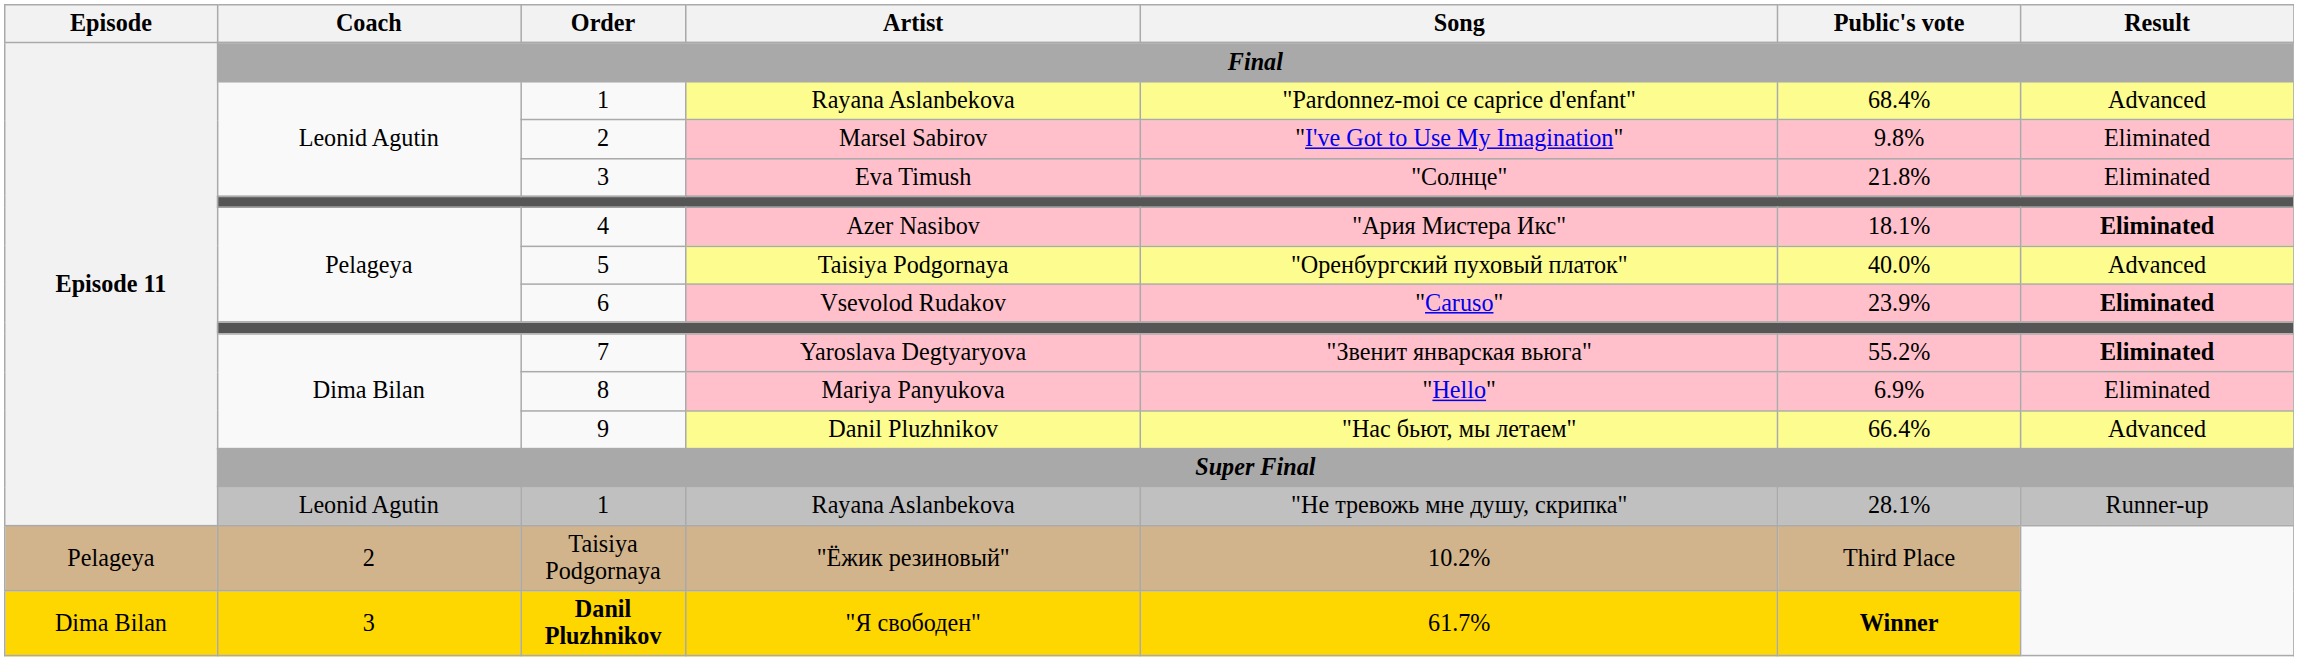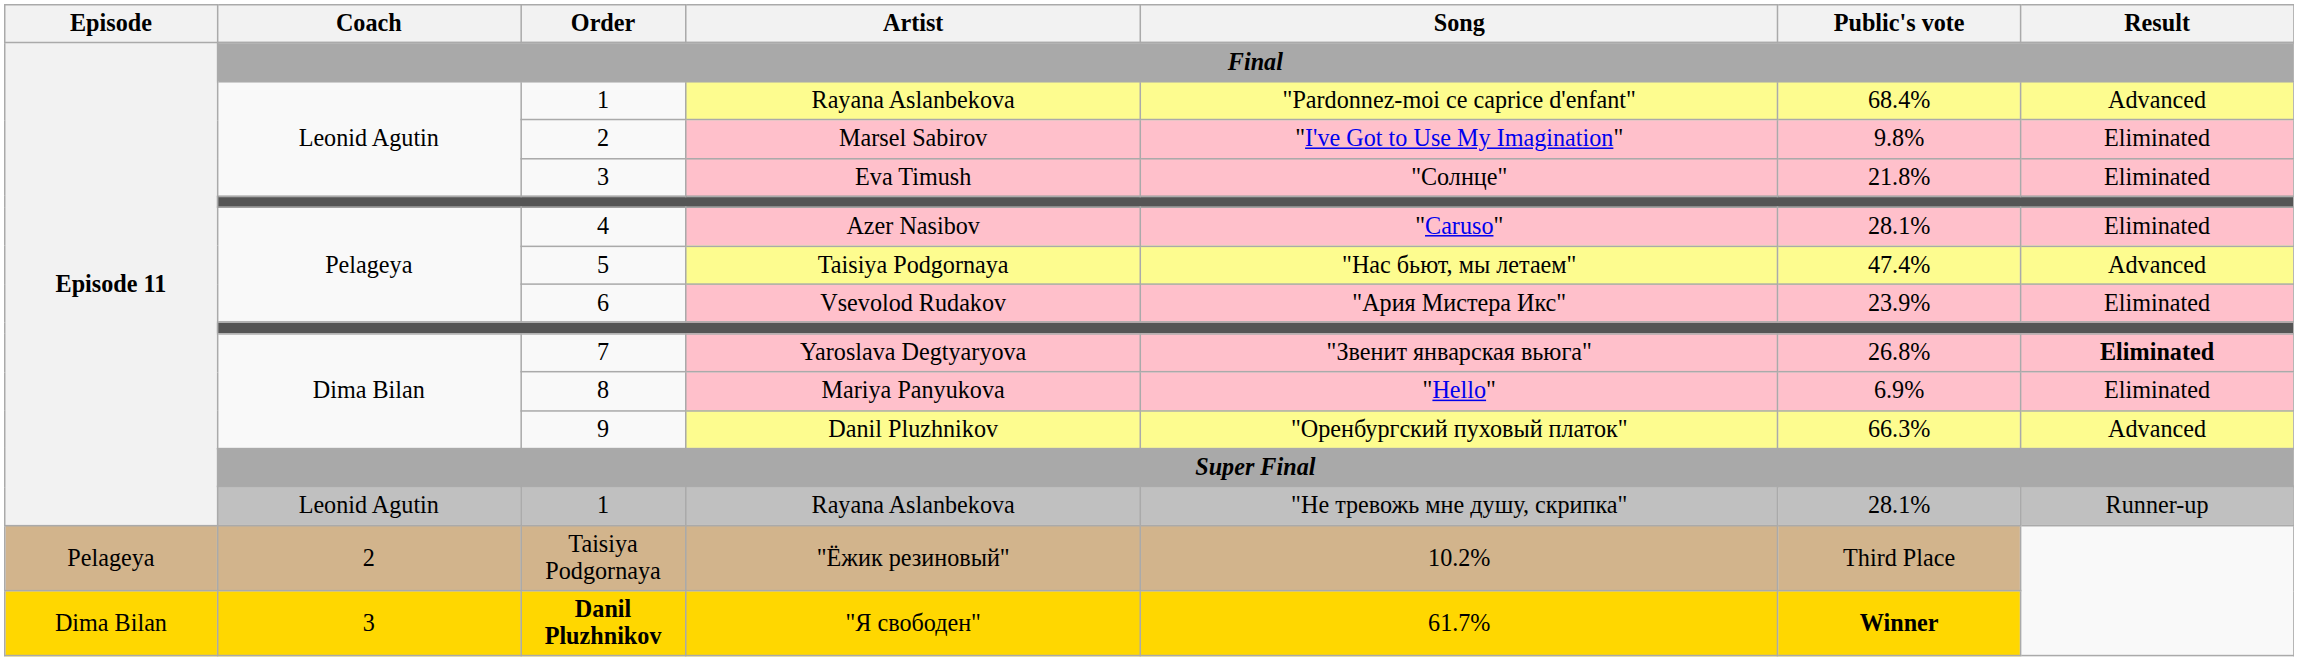(1459, 226) "Ария Мистера Икс" -> (1459, 226) "Caruso"
(1899, 226) 18.1% -> (1899, 226) 28.1%
(2157, 226) bold -> (2157, 226) normal
(1459, 264) "Оренбургский пуховый платок" -> (1459, 264) "Нас бьют, мы летаем"
(1899, 264) 40.0% -> (1899, 264) 47.4%
(1459, 303) "Caruso" -> (1459, 303) "Ария Мистера Икс"
(2157, 303) bold -> (2157, 303) normal
(1899, 352) 55.2% -> (1899, 352) 26.8%
(1459, 429) "Нас бьют, мы летаем" -> (1459, 429) "Оренбургский пуховый платок"
(1899, 429) 66.4% -> (1899, 429) 66.3%
